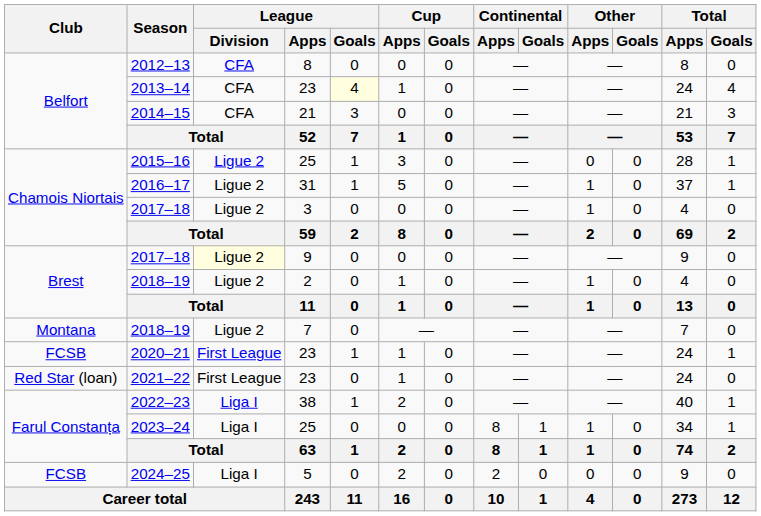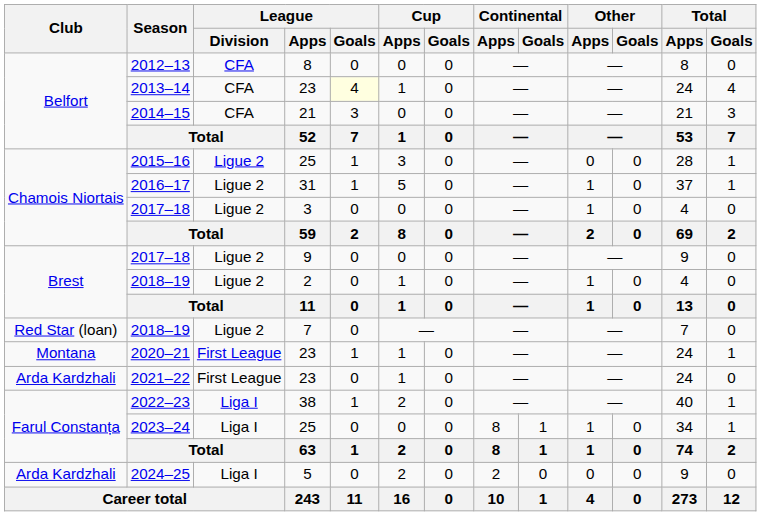(239, 257) lightyellow background -> (239, 257) no background
(66, 329) Montana -> (66, 329) Red Star (loan)
(66, 354) FCSB -> (66, 354) Montana
(66, 378) Red Star (loan) -> (66, 378) Arda Kardzhali
(66, 474) FCSB -> (66, 474) Arda Kardzhali
